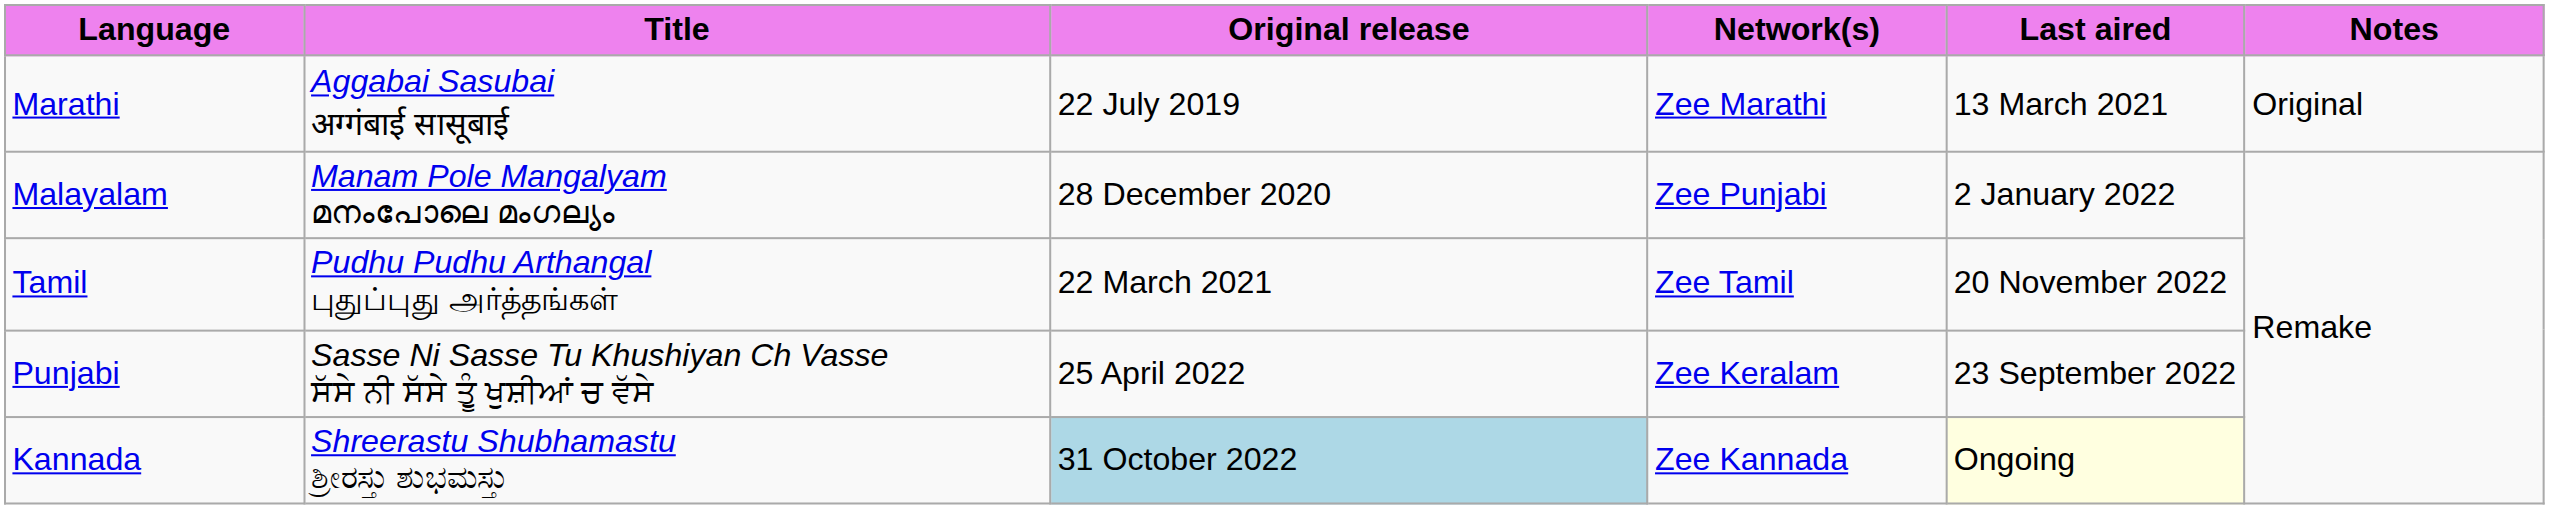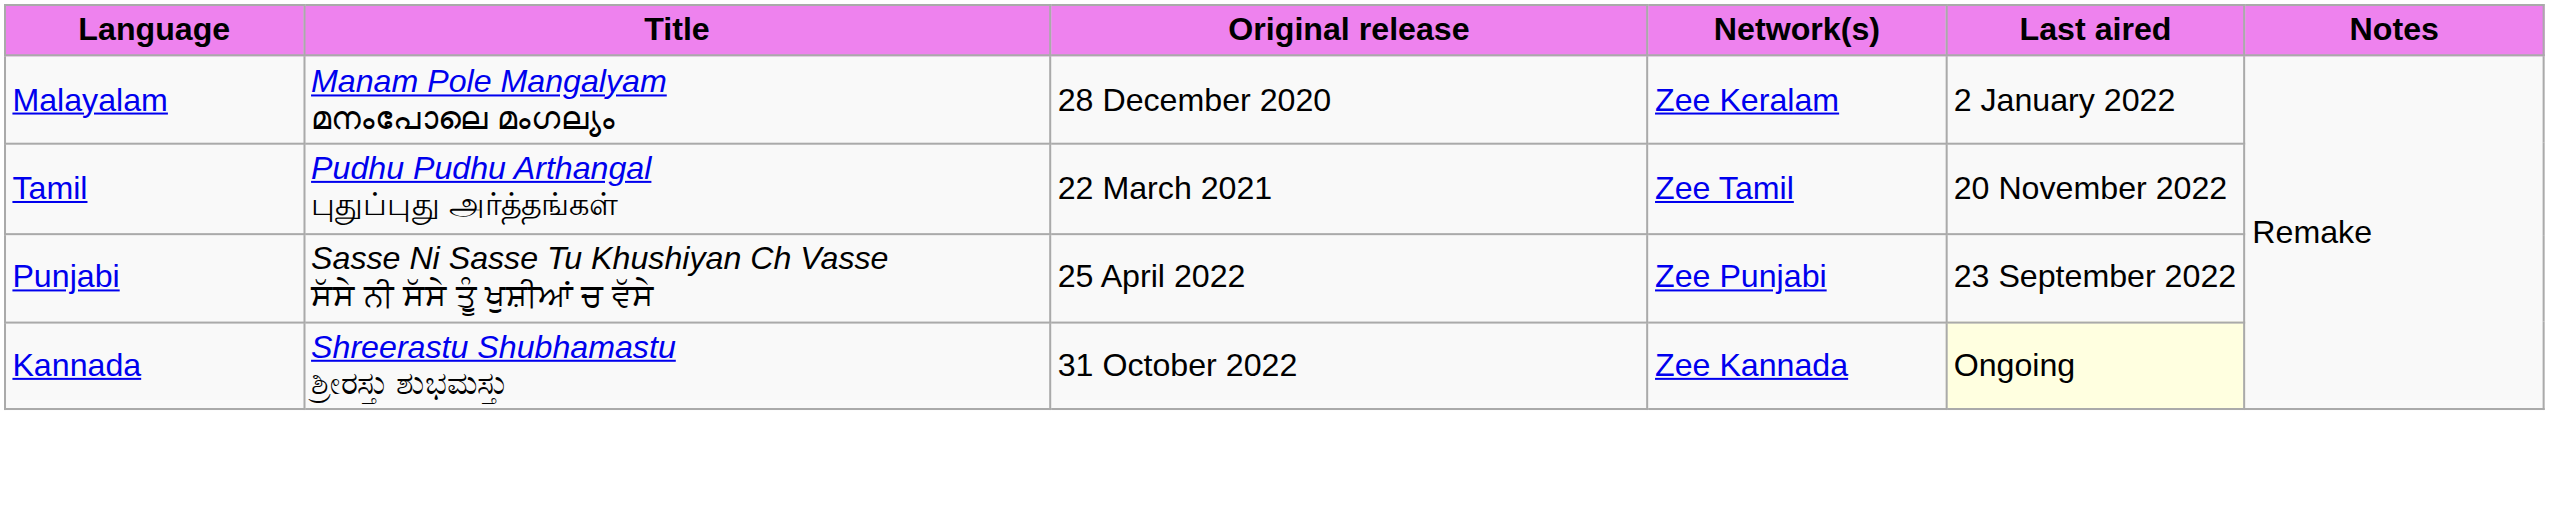- row: (66, 103)
(1741, 194) Zee Punjabi -> (1747, 99) Zee Keralam
(1747, 372) Zee Keralam -> (1741, 277) Zee Punjabi
(1178, 459) lightblue background -> (1178, 364) no background
